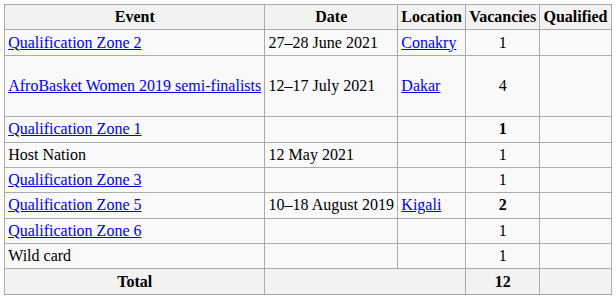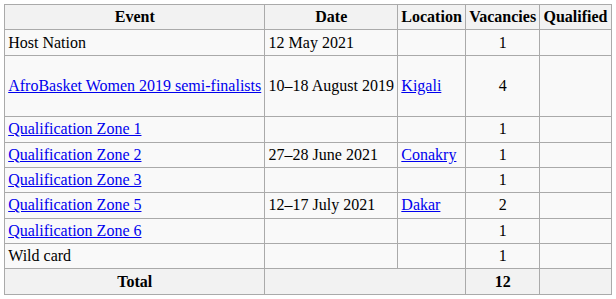rows swapped: (47, 154) <-> (75, 42)
(322, 85) 12–17 July 2021 -> (331, 85) 10–18 August 2019
(421, 85) Dakar -> (421, 85) Kigali
(503, 129) bold -> (503, 129) normal
(331, 205) 10–18 August 2019 -> (322, 205) 12–17 July 2021
(421, 205) Kigali -> (421, 205) Dakar
(503, 205) bold -> (503, 205) normal
